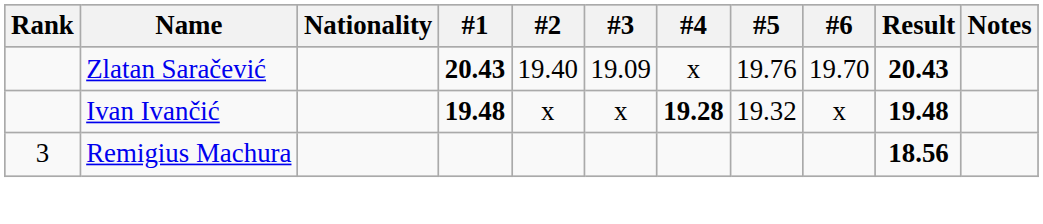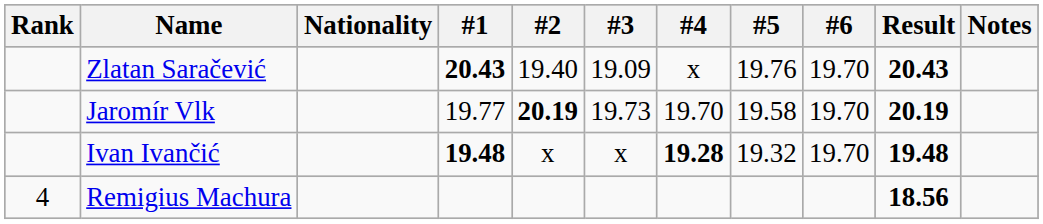+ row: (151, 111)
(839, 111) x -> (839, 153) 19.70
(42, 153) 3 -> (42, 196) 4
